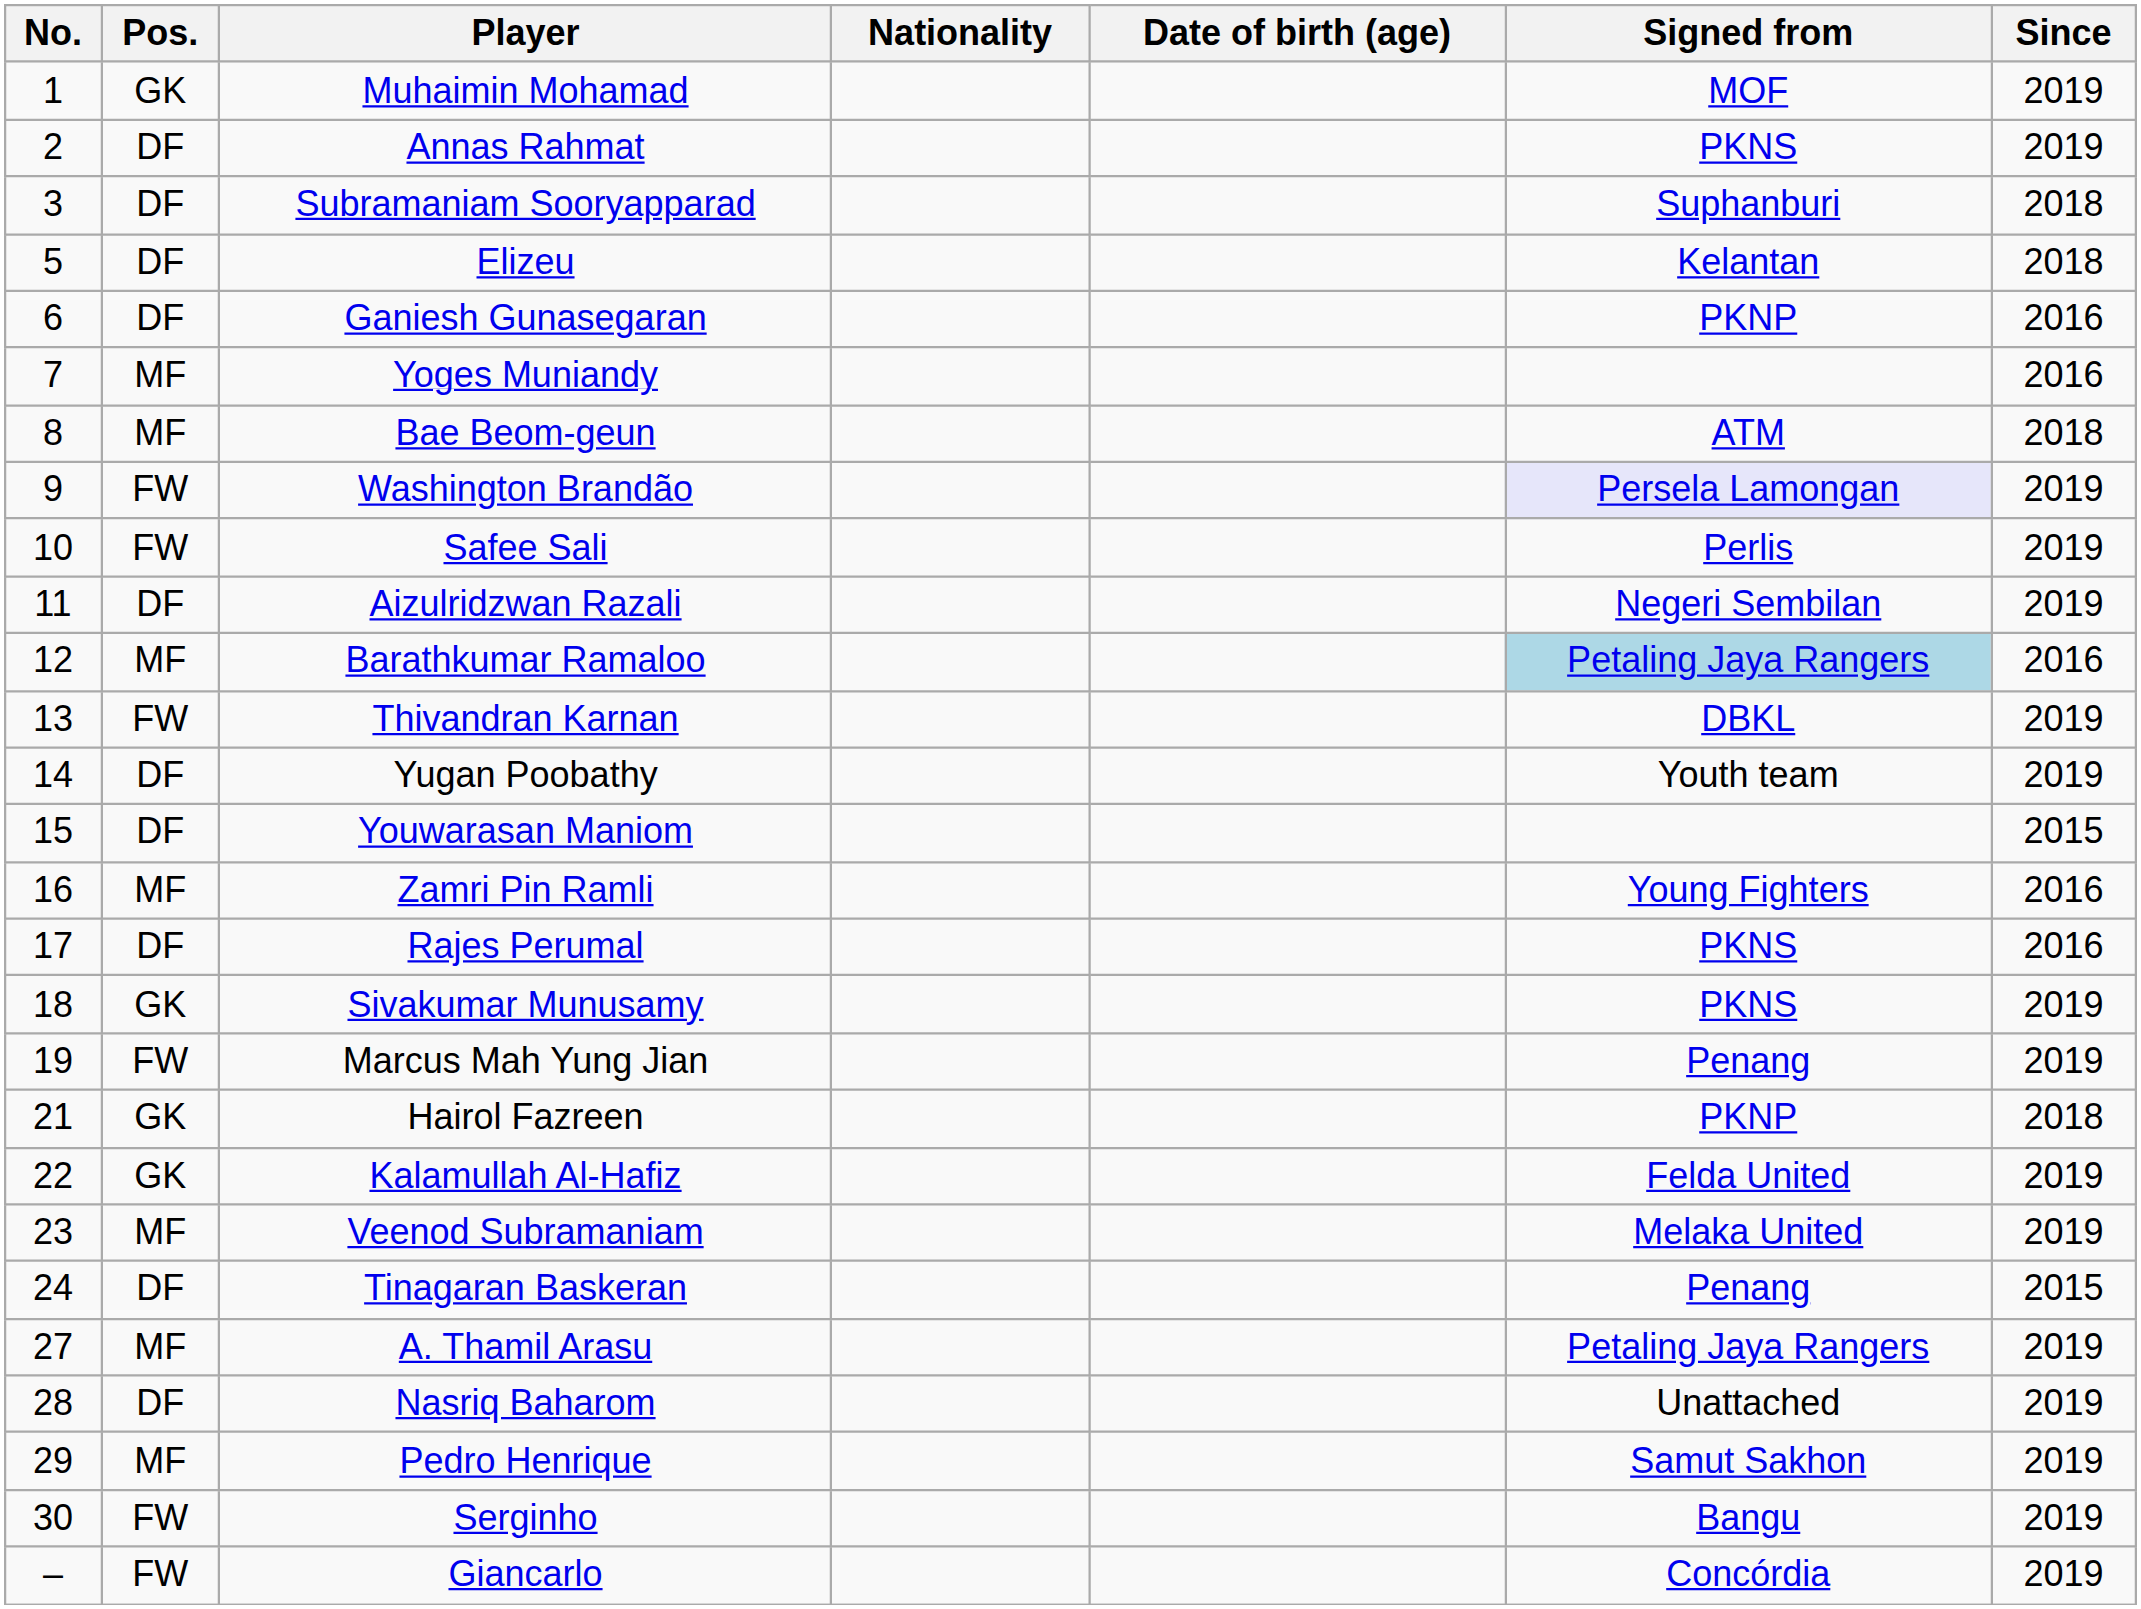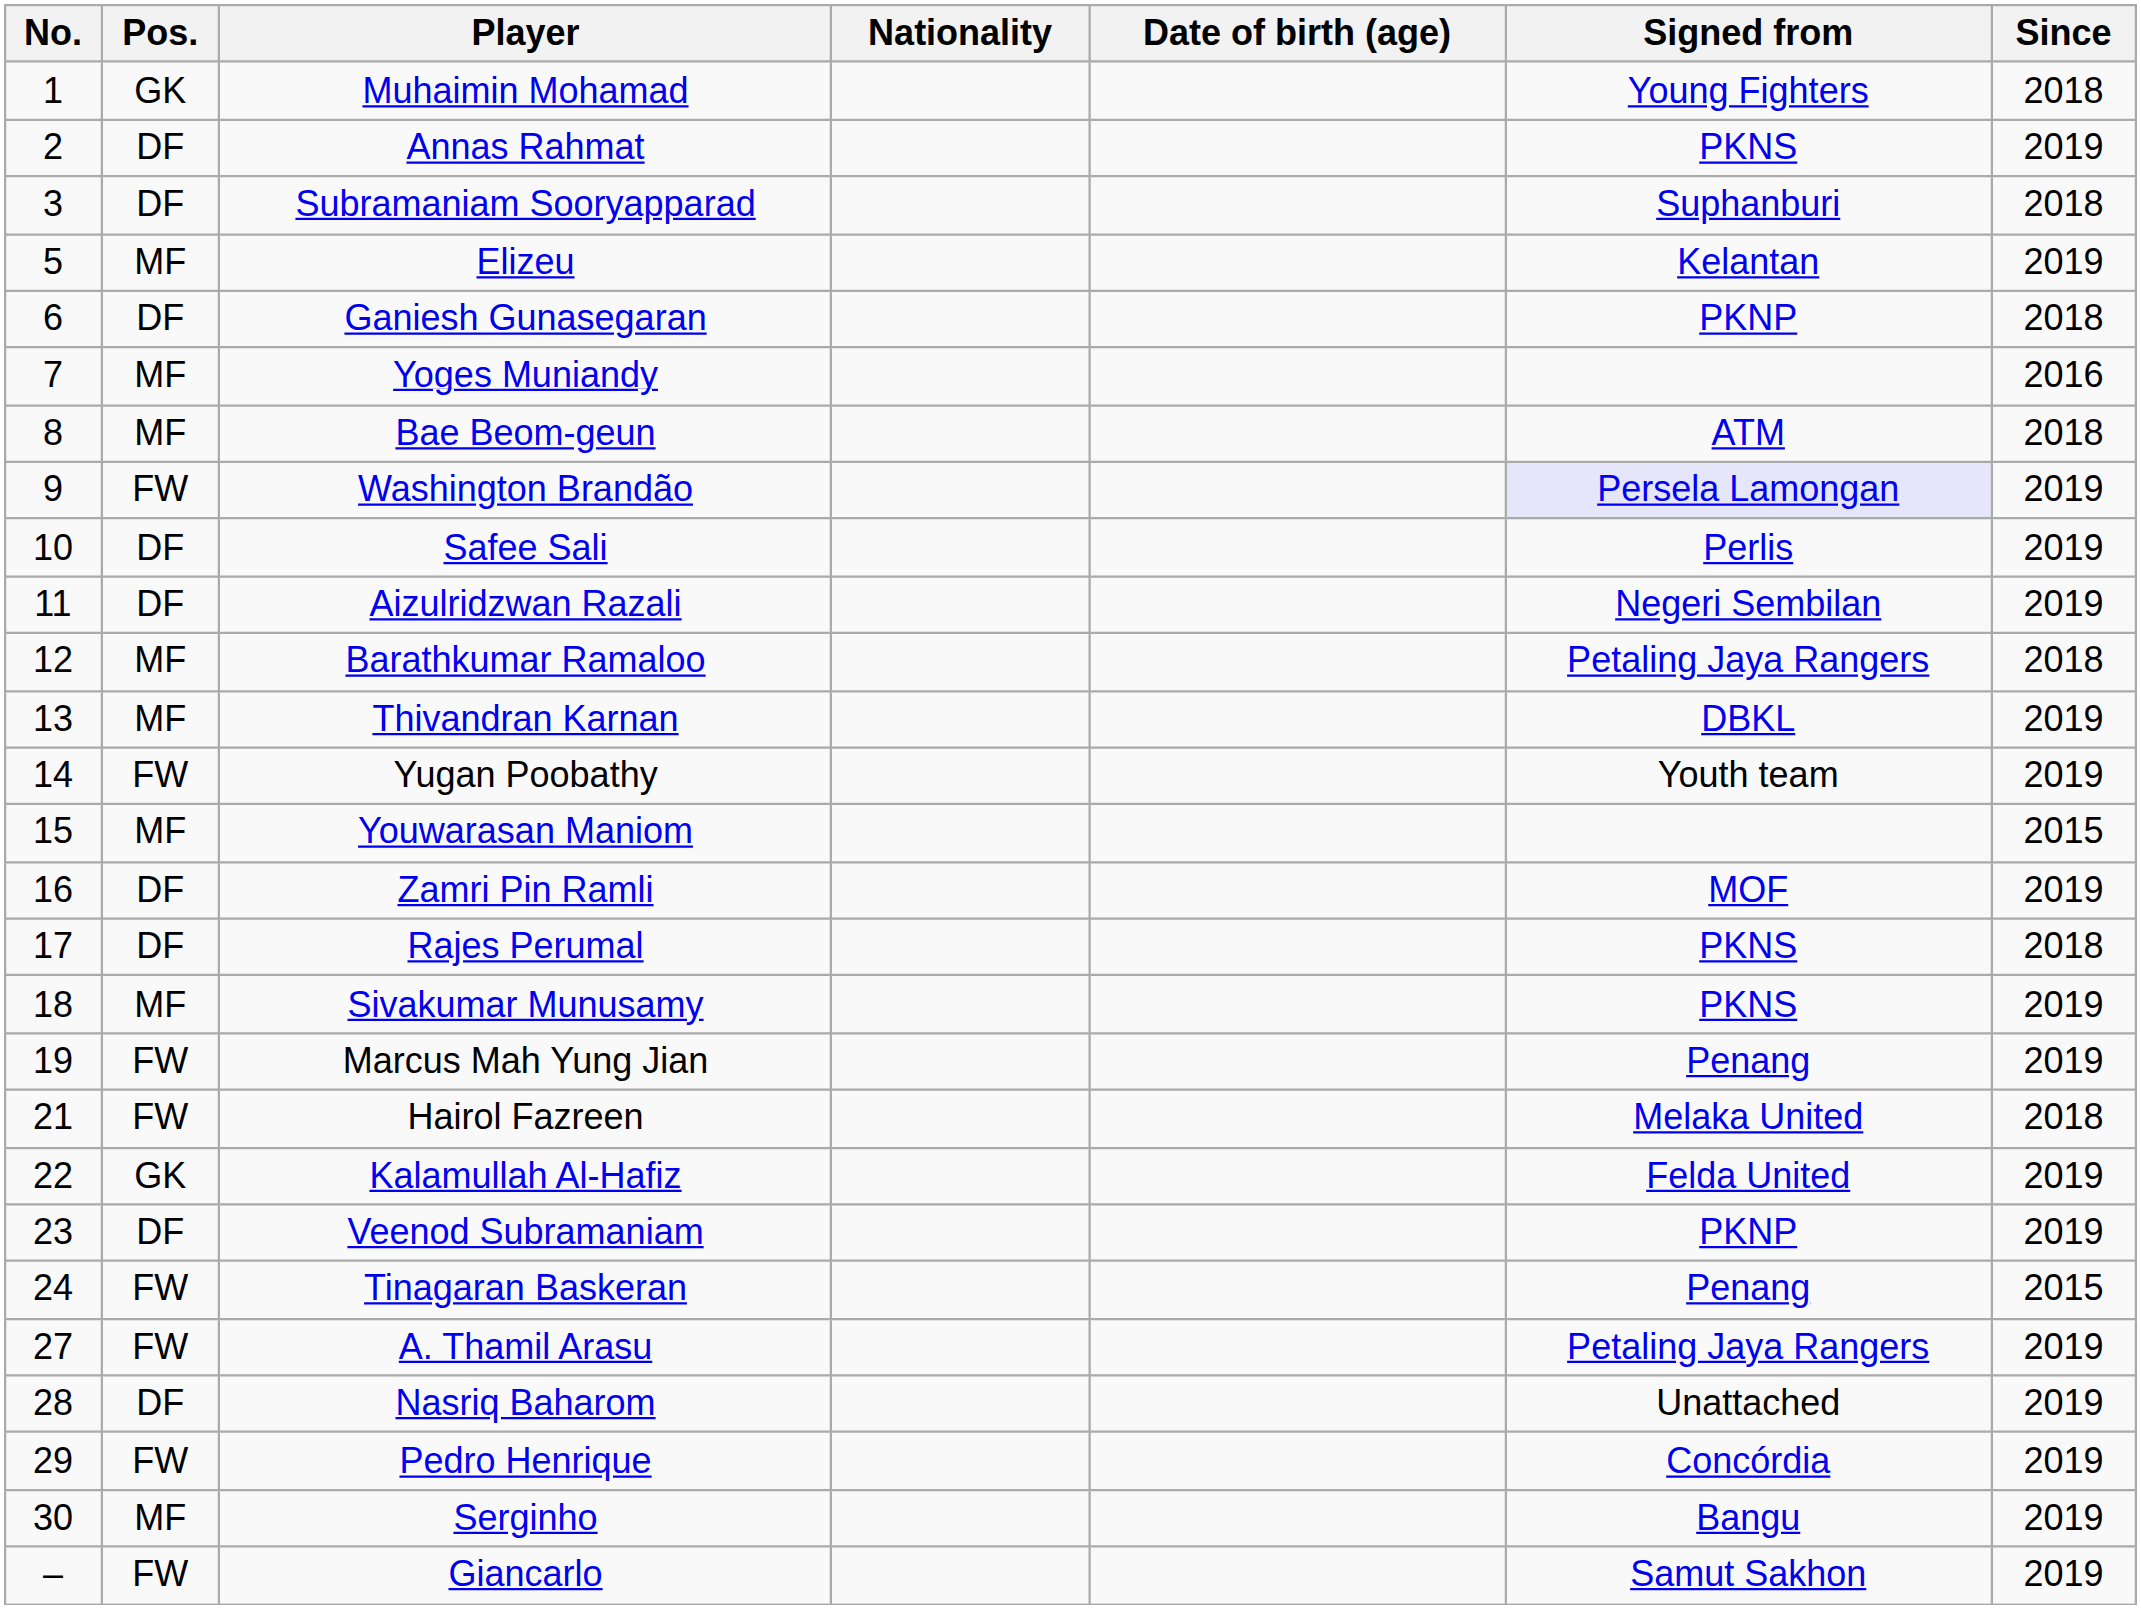(1748, 90) MOF -> (1748, 90) Young Fighters
(2064, 90) 2019 -> (2064, 90) 2018
(160, 261) DF -> (160, 261) MF
(2064, 261) 2018 -> (2064, 261) 2019
(2064, 318) 2016 -> (2064, 318) 2018
(160, 546) FW -> (160, 546) DF
(1748, 661) lightblue background -> (1748, 661) no background
(2064, 661) 2016 -> (2064, 661) 2018
(160, 718) FW -> (160, 718) MF
(160, 775) DF -> (160, 775) FW
(160, 832) DF -> (160, 832) MF
(160, 889) MF -> (160, 889) DF
(1748, 889) Young Fighters -> (1748, 889) MOF
(2064, 889) 2016 -> (2064, 889) 2019
(2064, 946) 2016 -> (2064, 946) 2018
(160, 1003) GK -> (160, 1003) MF
(160, 1117) GK -> (160, 1117) FW
(1748, 1117) PKNP -> (1748, 1117) Melaka United
(160, 1232) MF -> (160, 1232) DF
(1748, 1232) Melaka United -> (1748, 1232) PKNP
(160, 1289) DF -> (160, 1289) FW
(160, 1346) MF -> (160, 1346) FW
(160, 1460) MF -> (160, 1460) FW
(1748, 1460) Samut Sakhon -> (1748, 1460) Concórdia
(160, 1517) FW -> (160, 1517) MF
(1748, 1574) Concórdia -> (1748, 1574) Samut Sakhon
